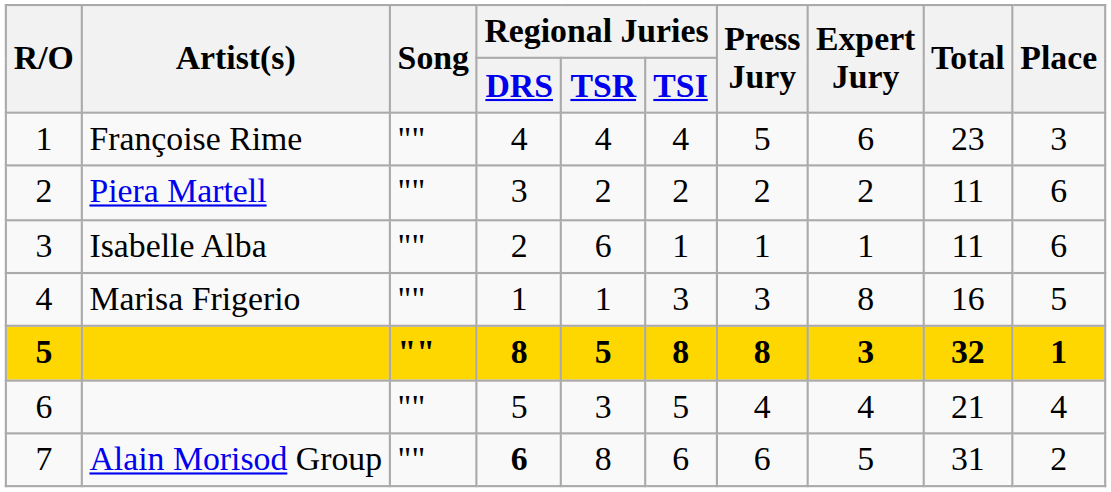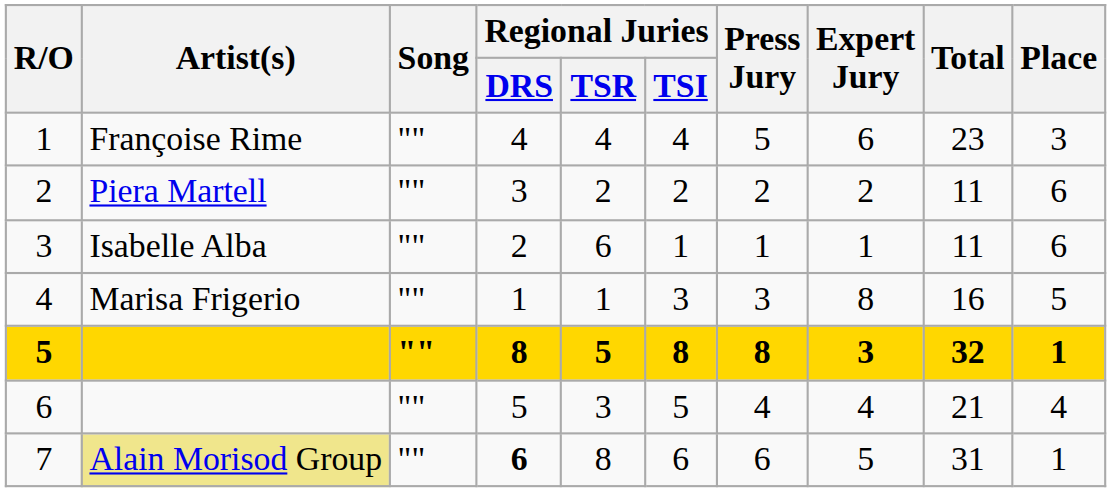(236, 459) no background -> (236, 459) khaki background
(1059, 459) 2 -> (1059, 459) 1
